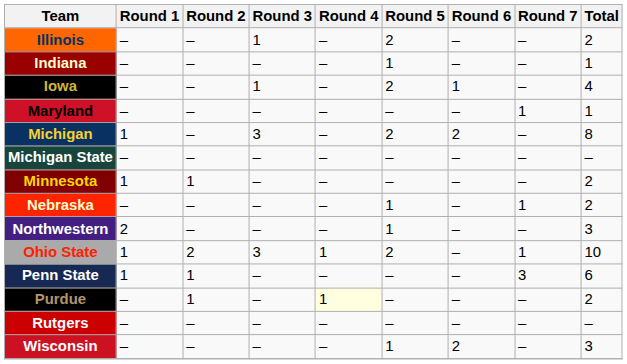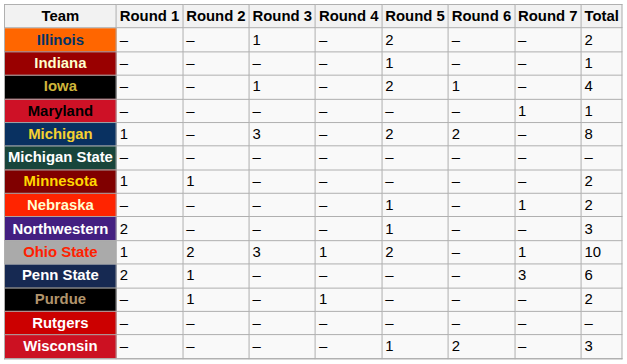(124, 275) 1 -> (124, 275) 2
(323, 299) lightyellow background -> (323, 299) no background
